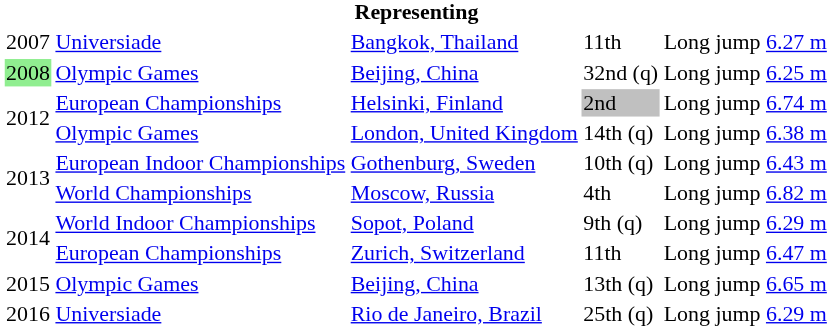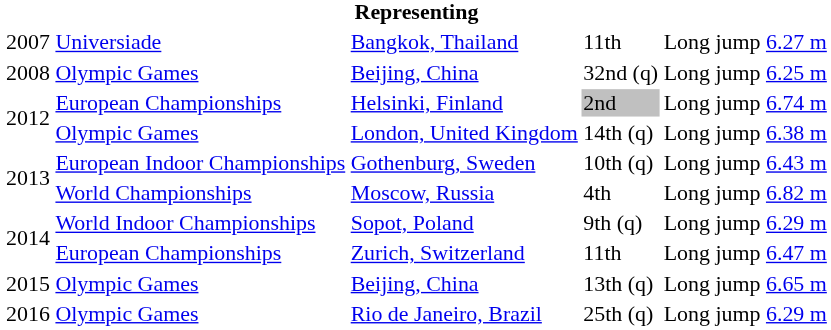(28, 72) lightgreen background -> (28, 72) no background
(108, 313) Universiade -> (127, 313) Olympic Games
